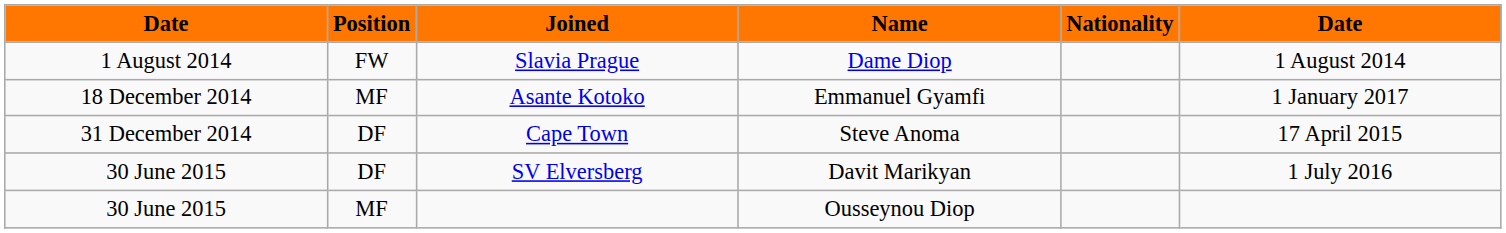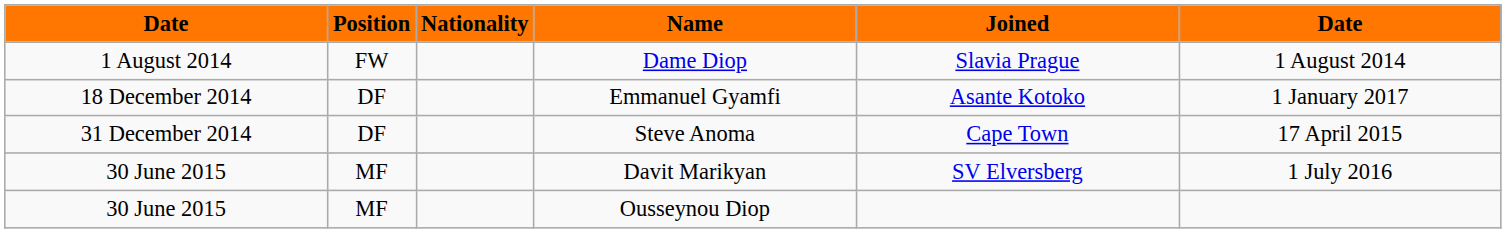columns swapped: (1120, 23) <-> (577, 23)
(372, 97) MF -> (372, 97) DF
(372, 171) DF -> (372, 171) MF
